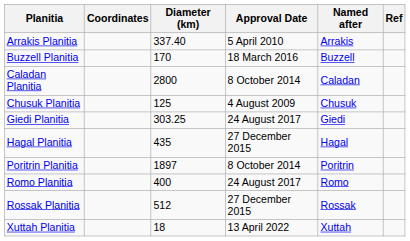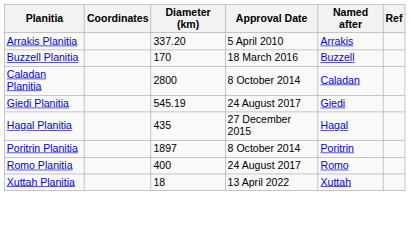(170, 41) 337.40 -> (170, 41) 337.20
- row: (43, 103)
(170, 120) 303.25 -> (170, 103) 545.19
- row: (43, 205)
